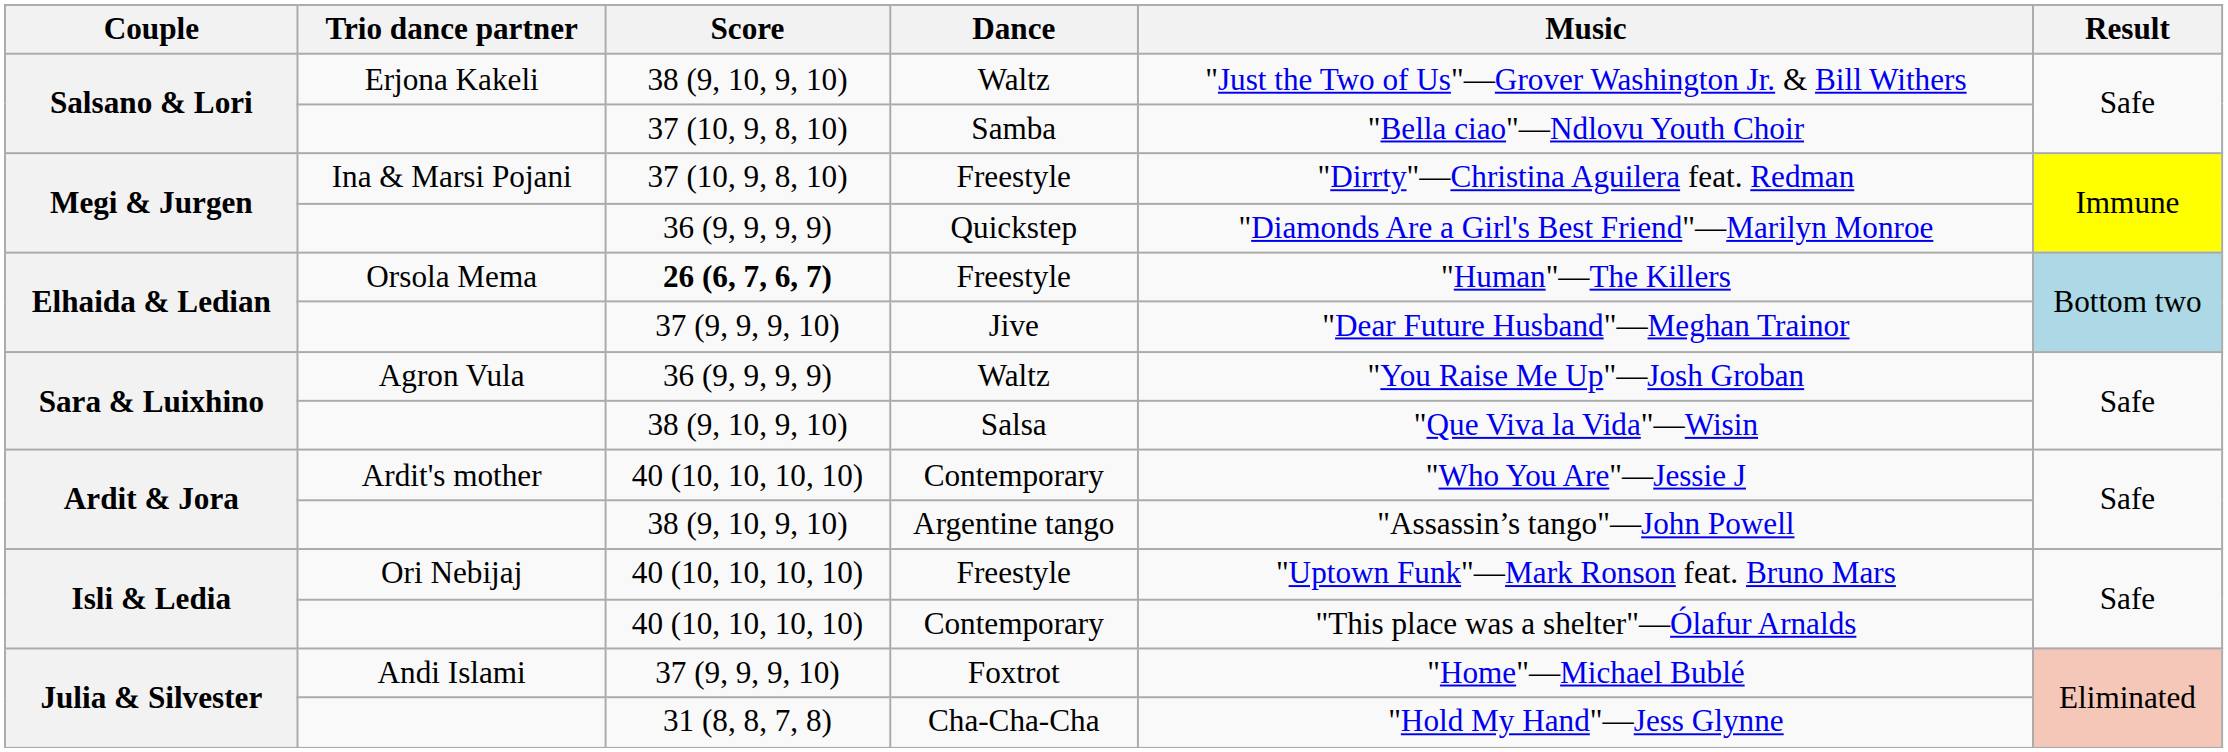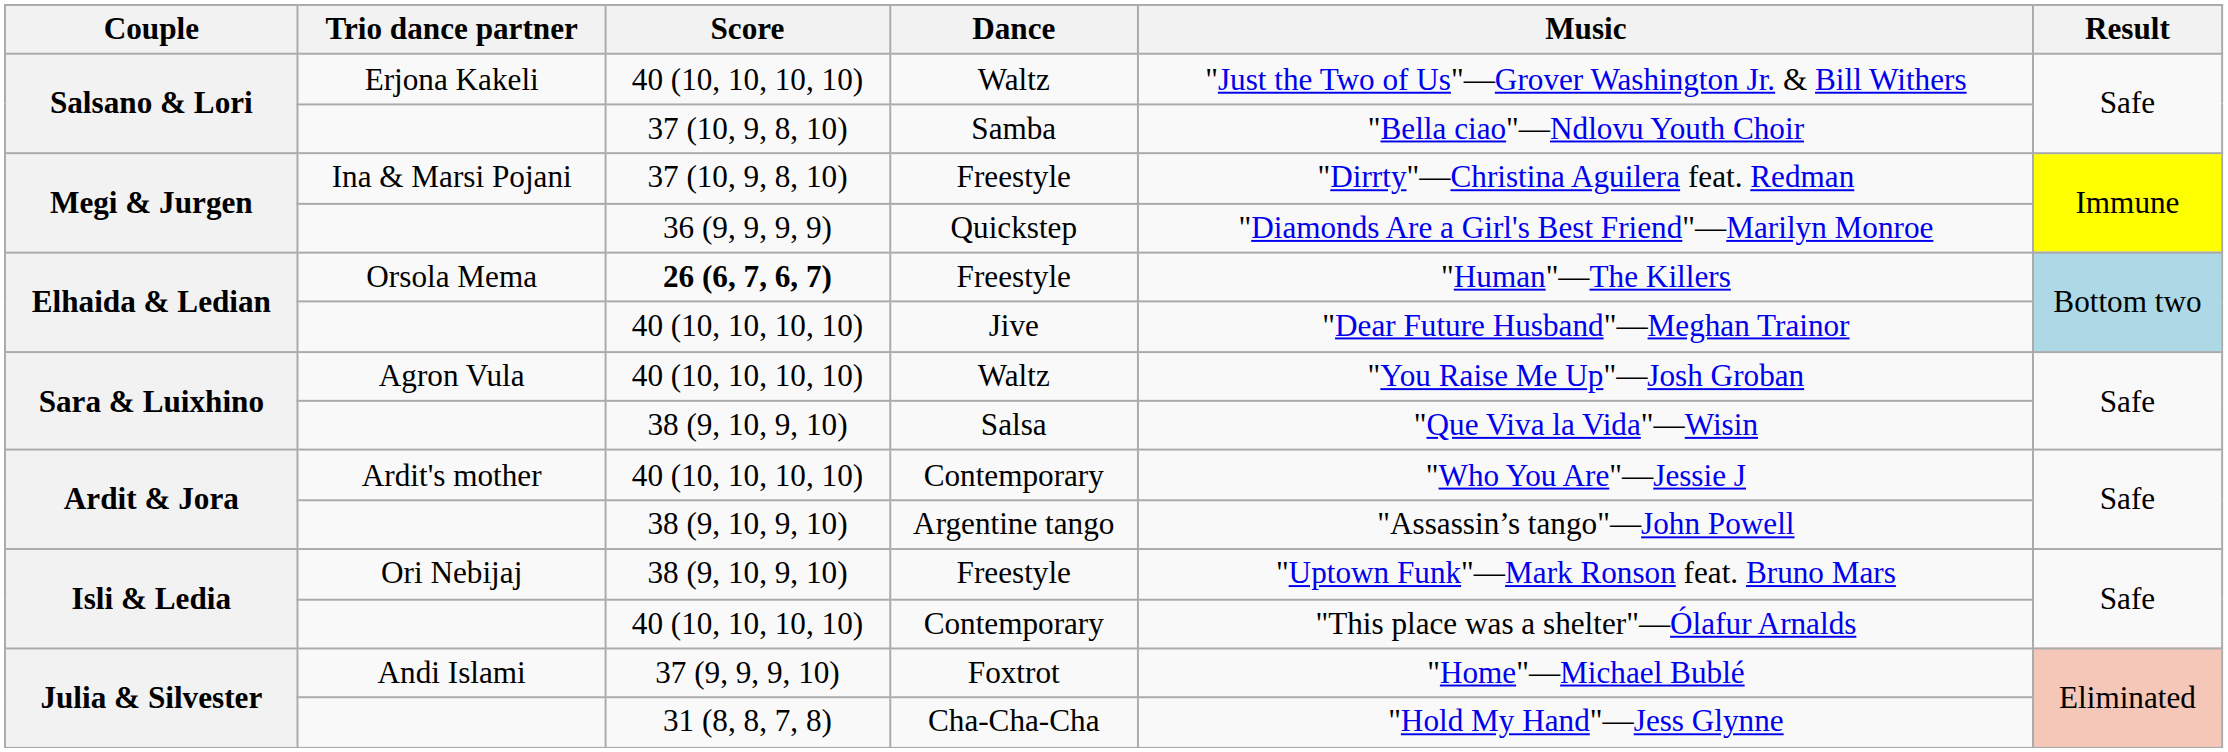(747, 78) 38 (9, 10, 9, 10) -> (747, 78) 40 (10, 10, 10, 10)
(747, 326) 37 (9, 9, 9, 10) -> (747, 326) 40 (10, 10, 10, 10)
(747, 375) 36 (9, 9, 9, 9) -> (747, 375) 40 (10, 10, 10, 10)
(747, 573) 40 (10, 10, 10, 10) -> (747, 573) 38 (9, 10, 9, 10)
